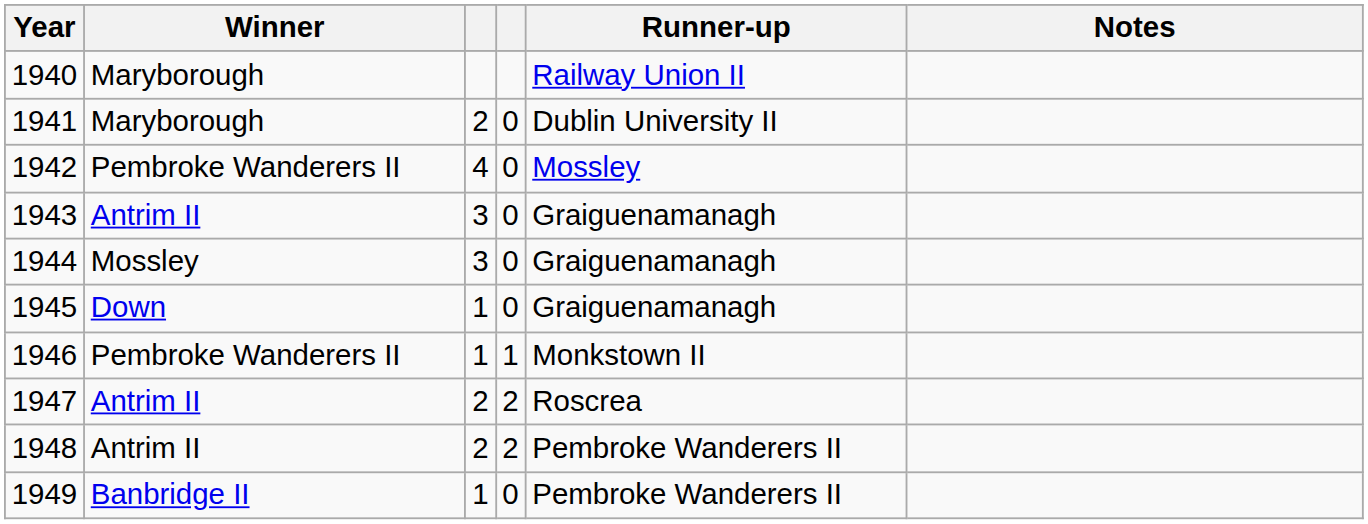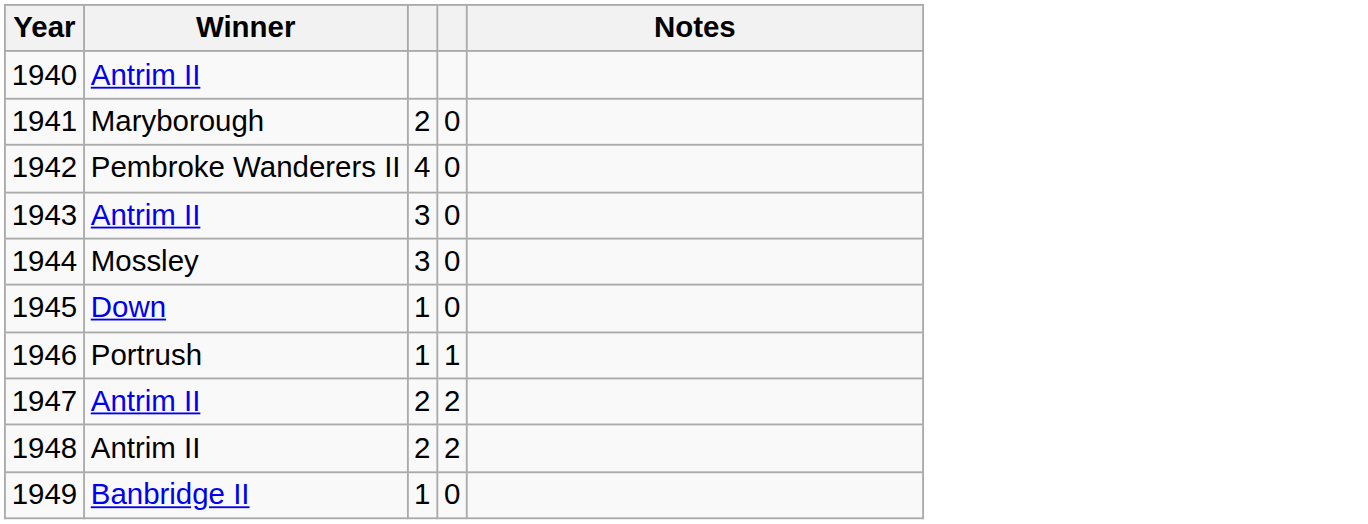- column: (716, 27)
(178, 74) Maryborough -> (146, 74) Antrim II
(246, 354) Pembroke Wanderers II -> (146, 354) Portrush
